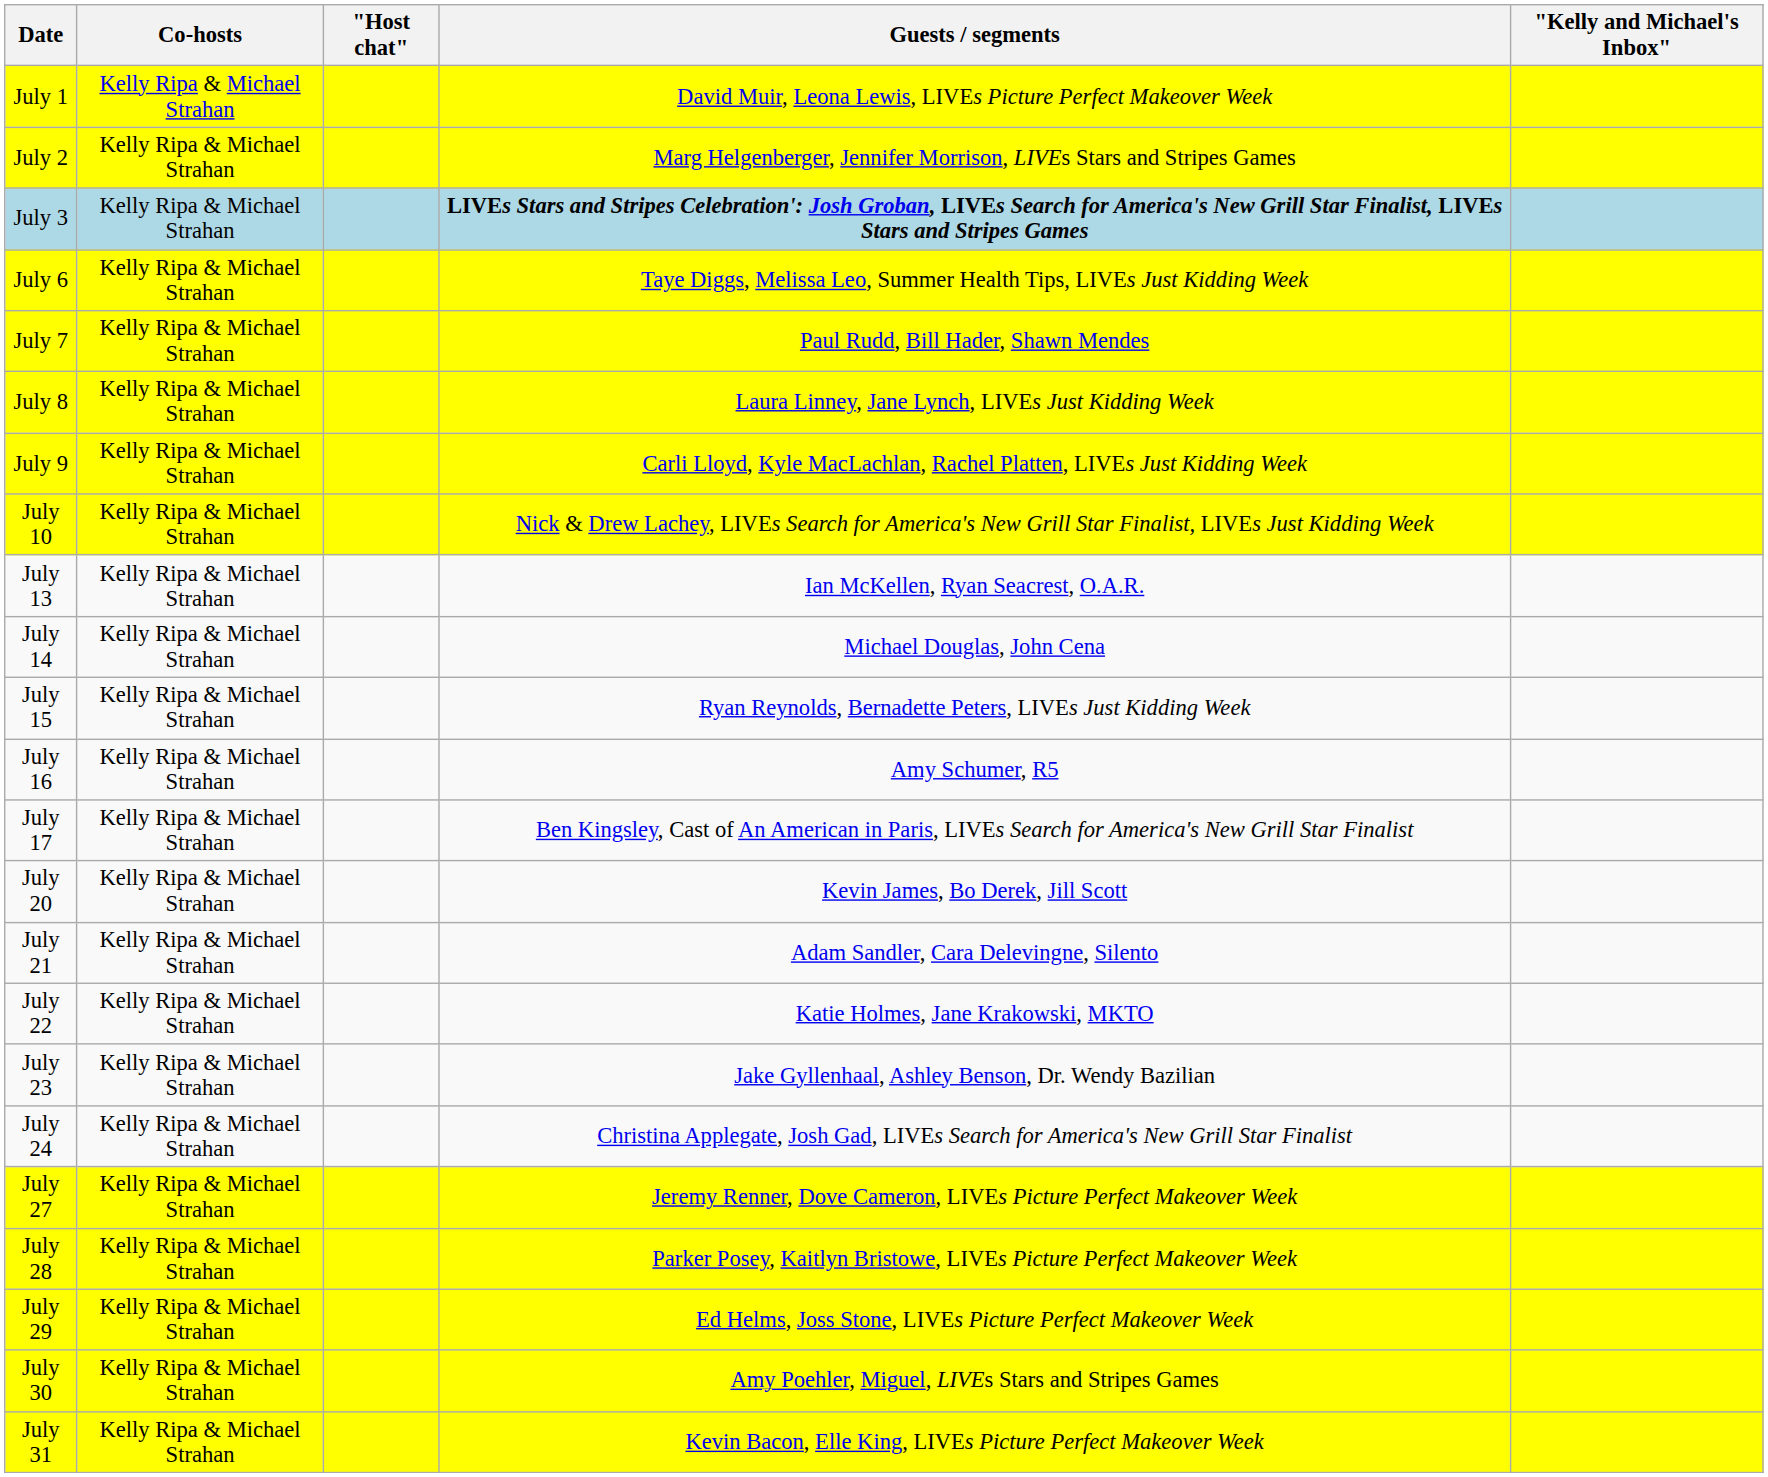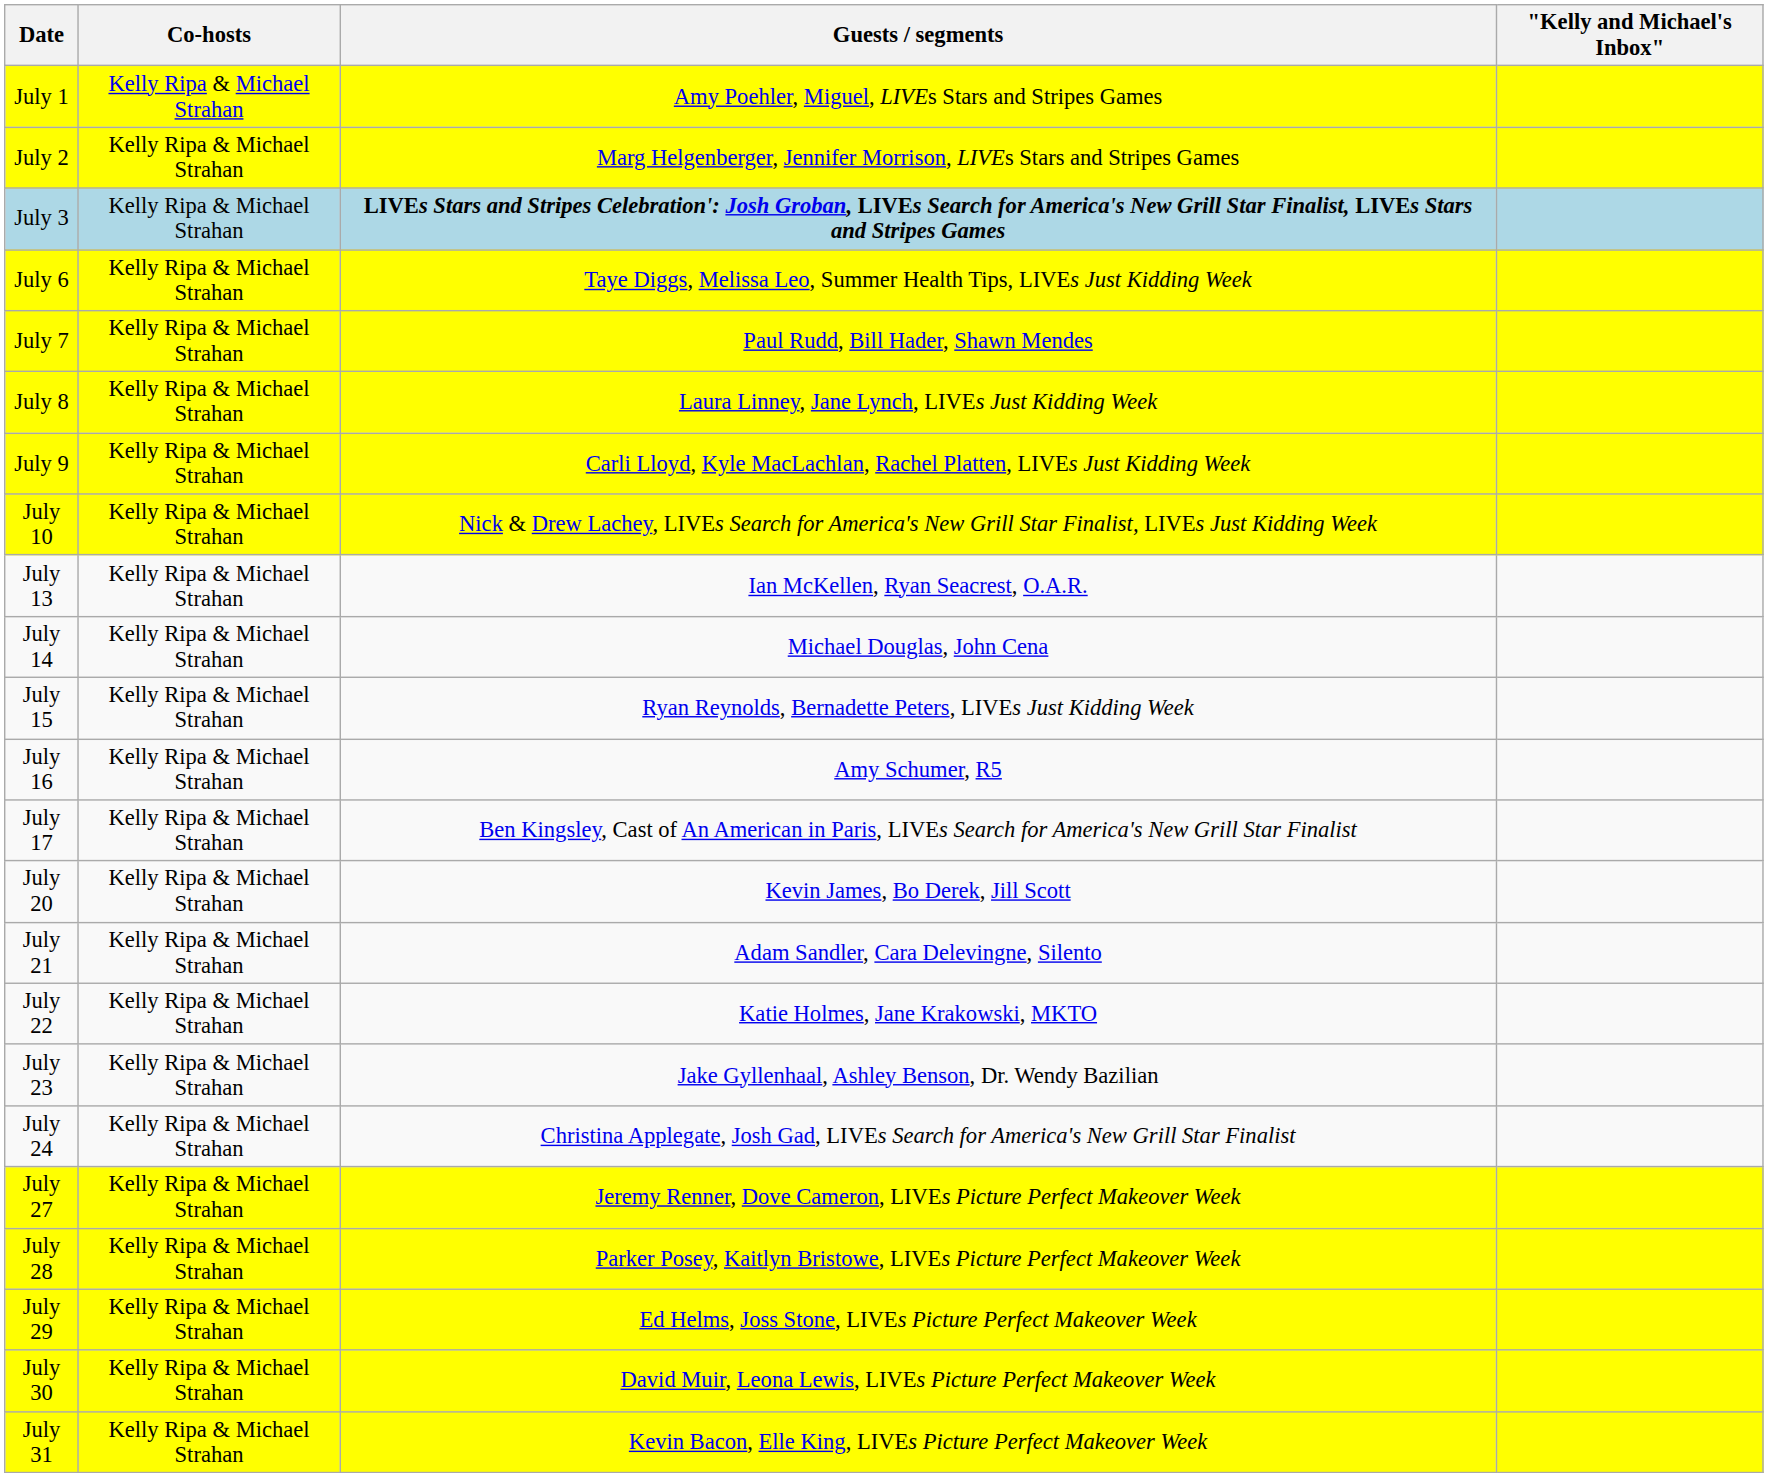- column: (381, 35)
(975, 96) David Muir, Leona Lewis, LIVEs Picture Perfect Makeover Week -> (918, 96) Amy Poehler, Miguel, LIVEs Stars and Stripes Games
(975, 1380) Amy Poehler, Miguel, LIVEs Stars and Stripes Games -> (918, 1380) David Muir, Leona Lewis, LIVEs Picture Perfect Makeover Week
